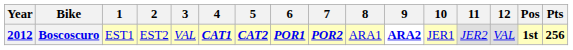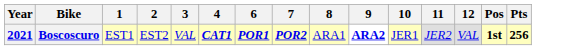- column: (253, 14)
(20, 34) 2012 -> (20, 34) 2021
